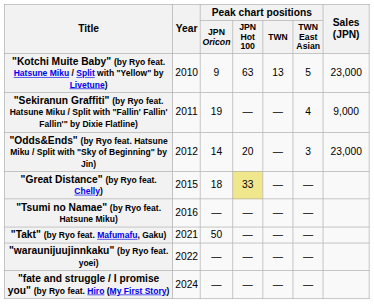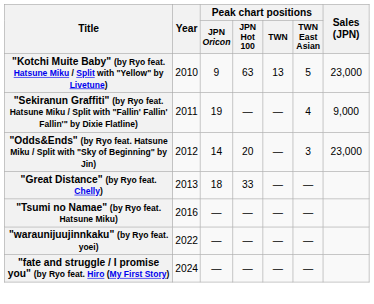(187, 185) 2015 -> (187, 185) 2013
(248, 185) khaki background -> (248, 185) no background
- row: (89, 235)
